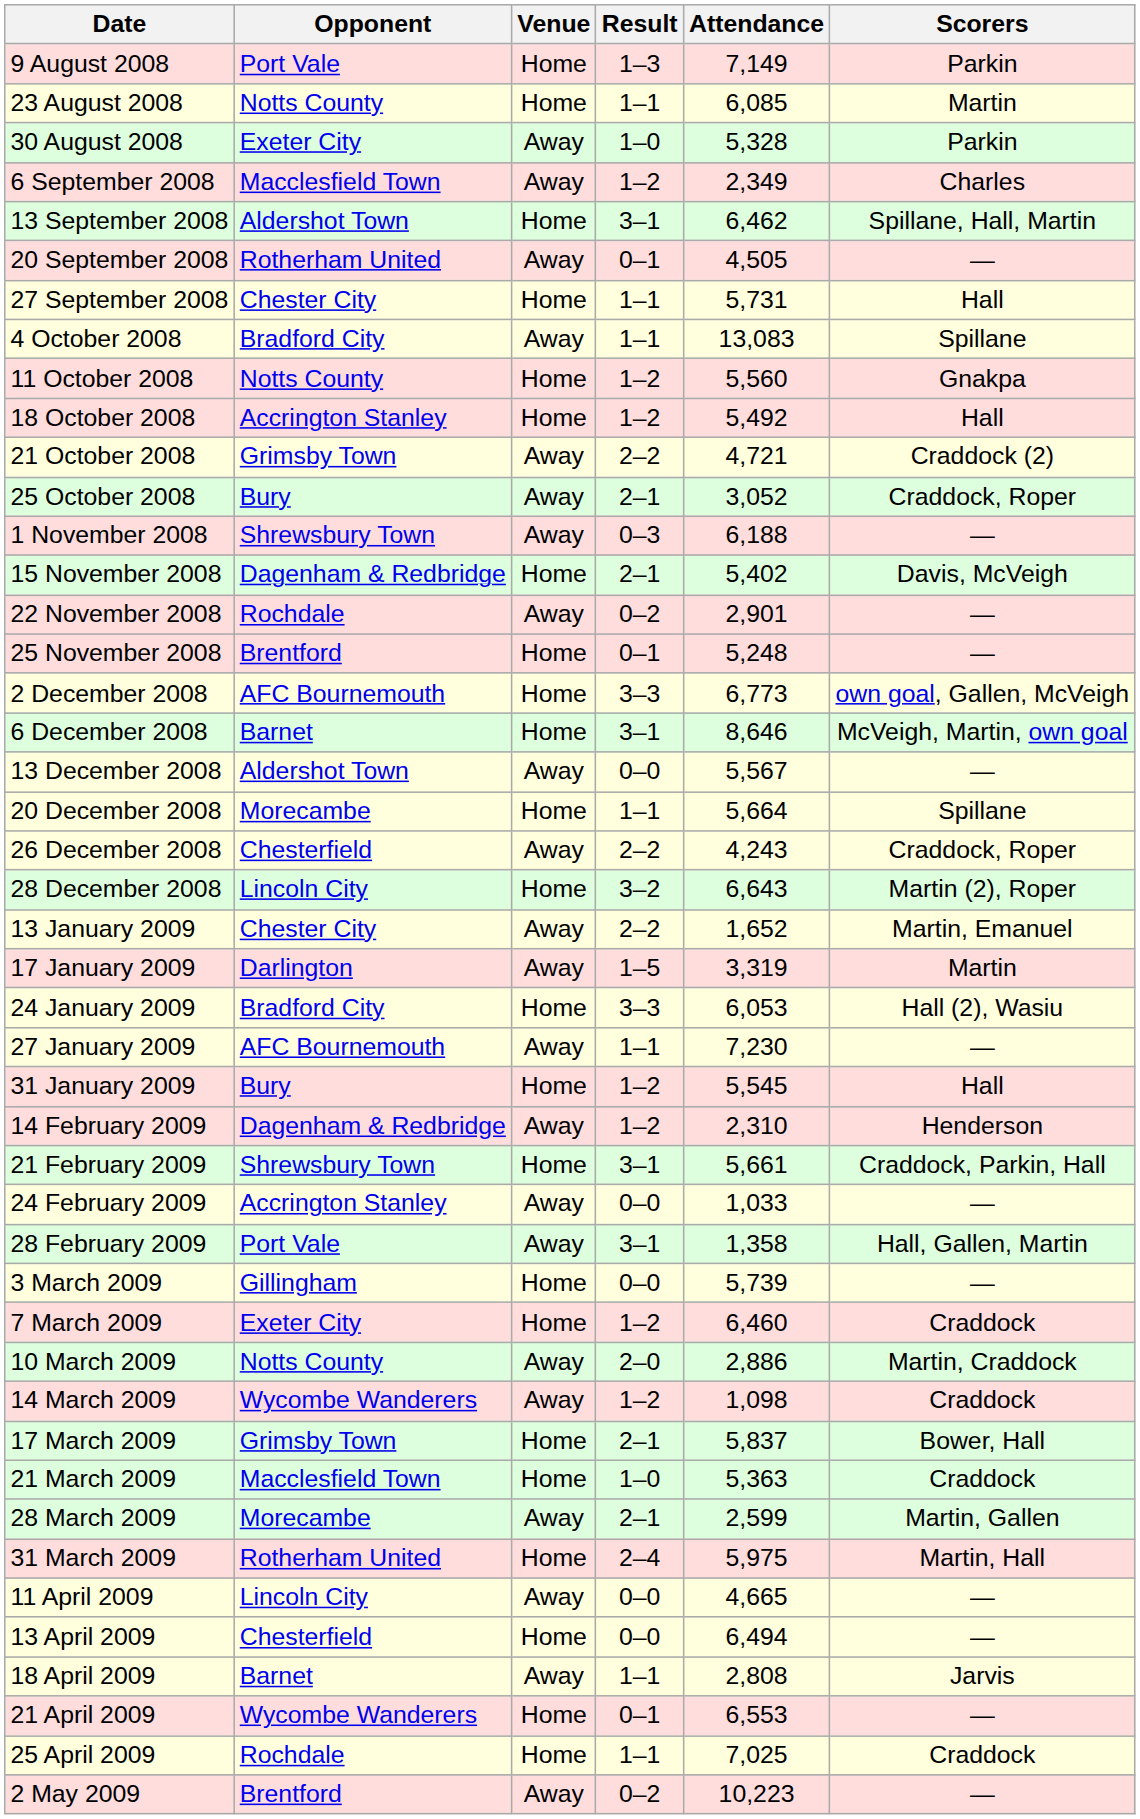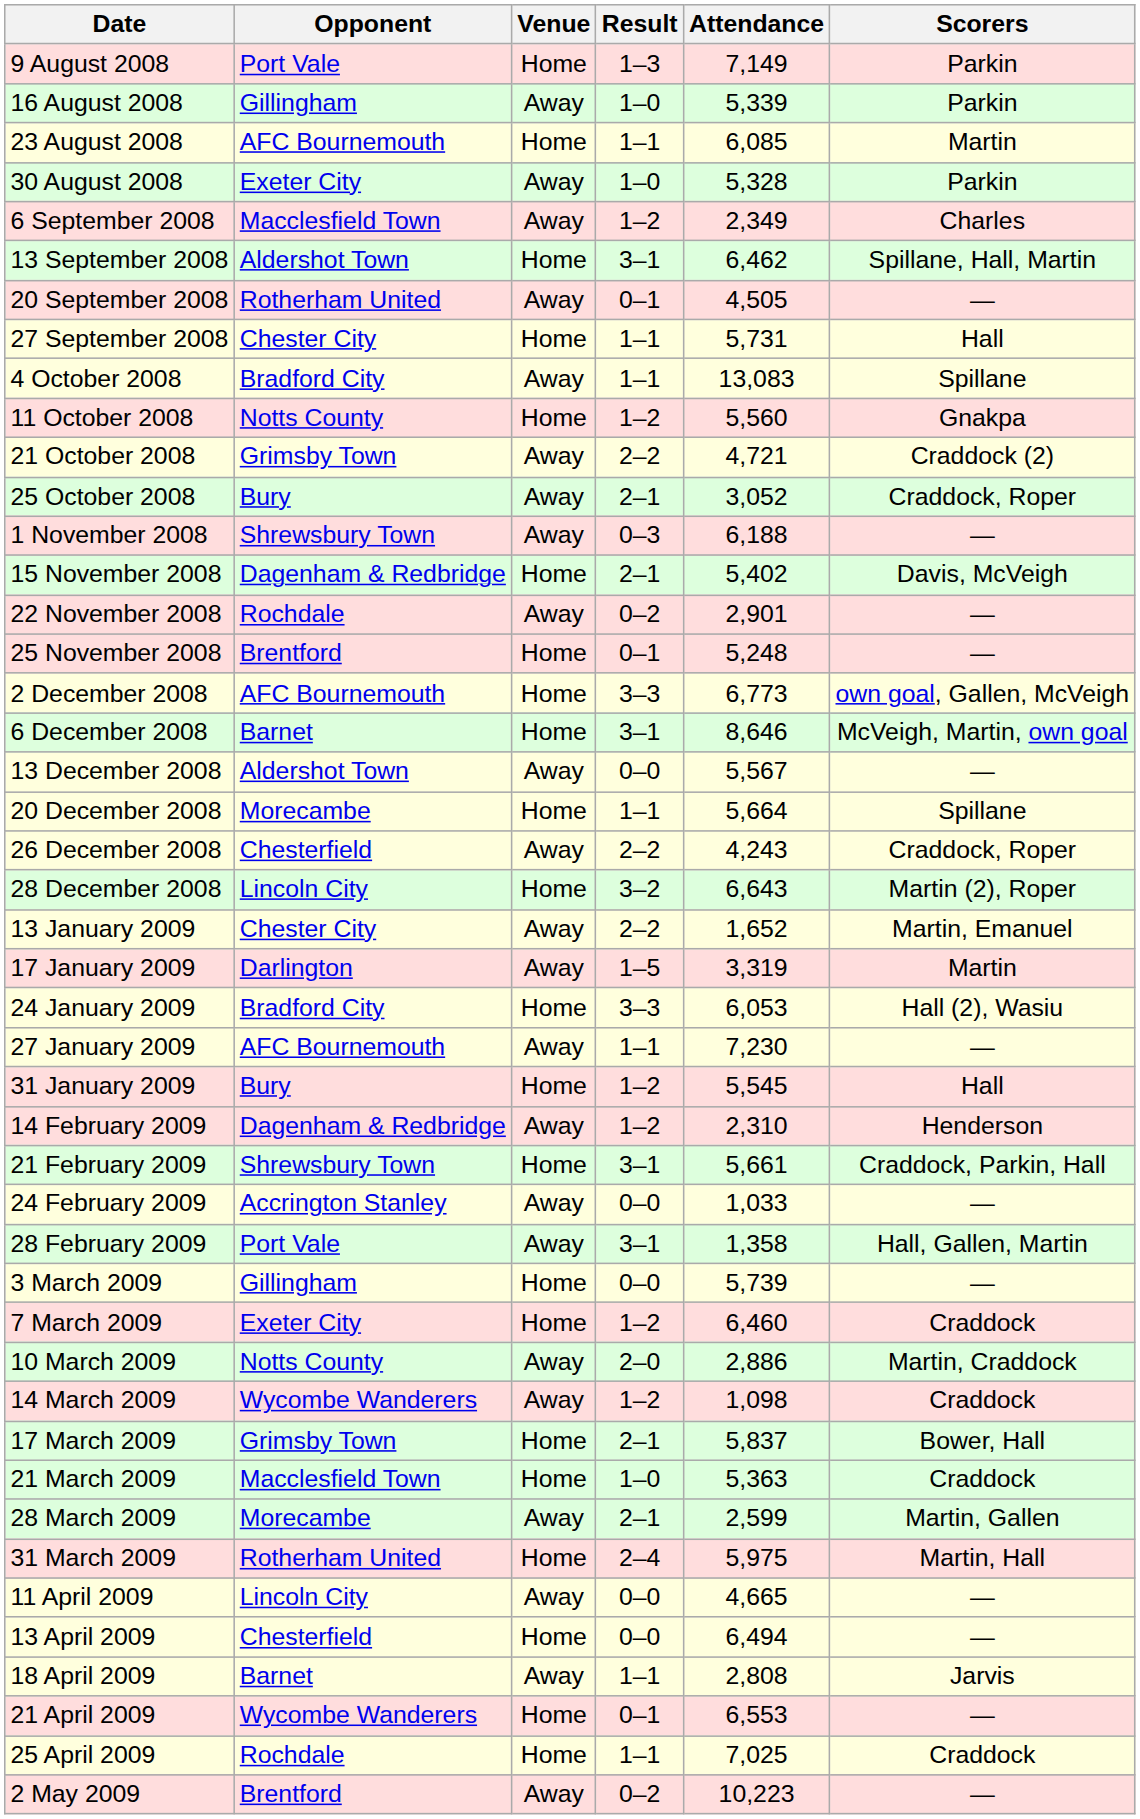+ row: (97, 102)
(311, 102) Notts County -> (342, 142) AFC Bournemouth
- row: (103, 417)
